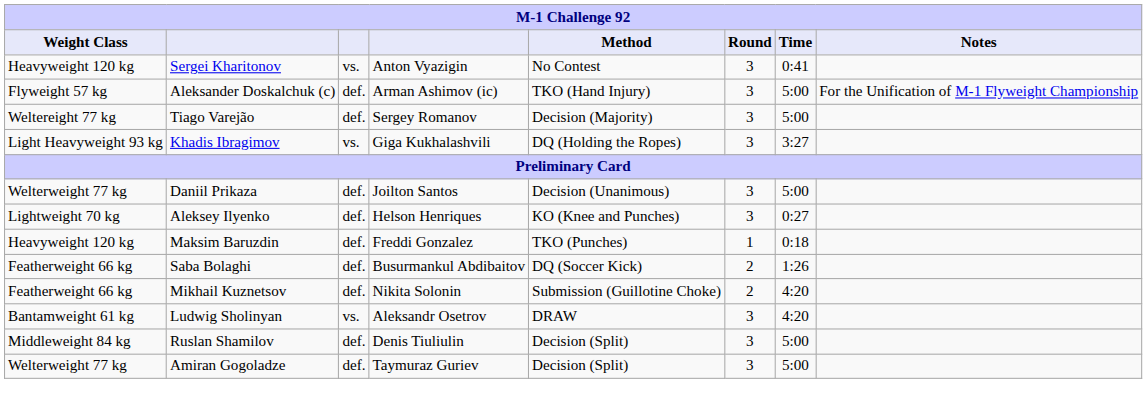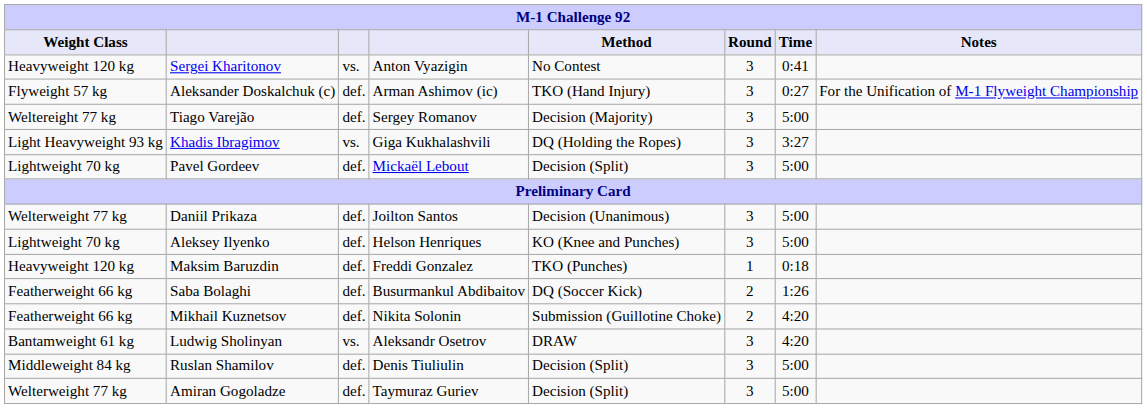(795, 92) 5:00 -> (795, 92) 0:27
+ row: (215, 166)
(795, 216) 0:27 -> (795, 241) 5:00
